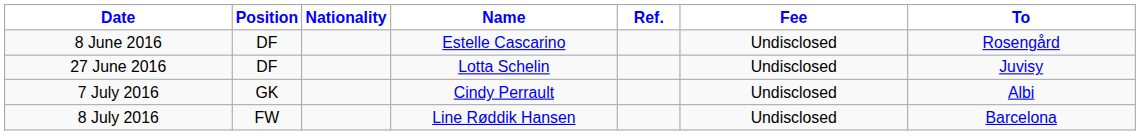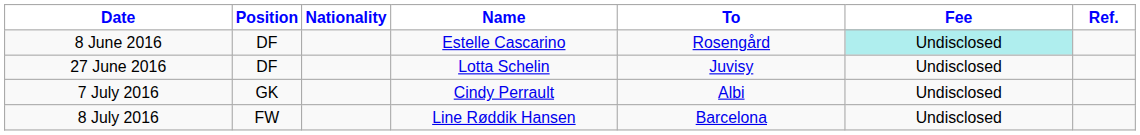columns swapped: (1021, 17) <-> (649, 17)
(794, 42) no background -> (959, 42) paleturquoise background
